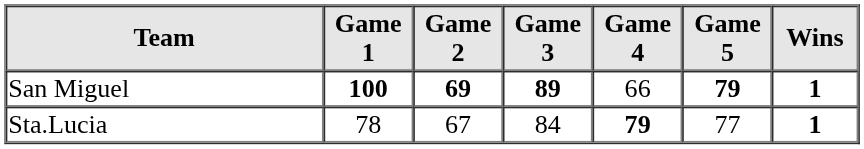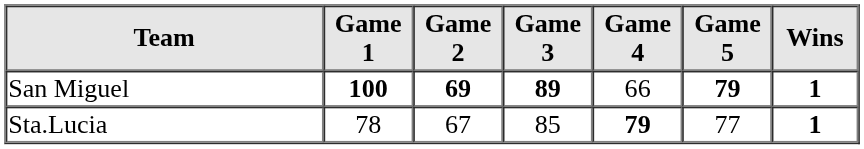(548, 124) 84 -> (548, 124) 85
